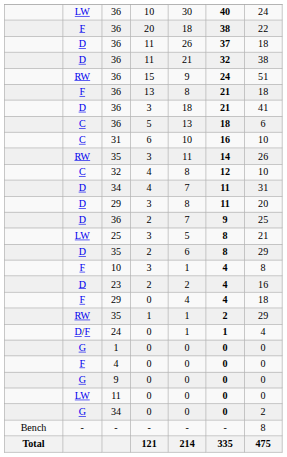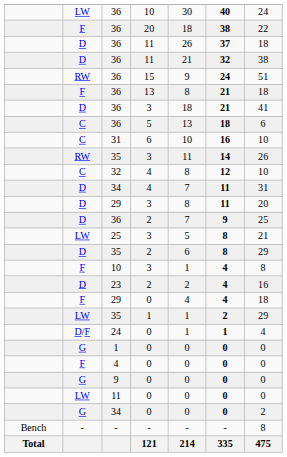(82, 316) RW -> (82, 316) LW
